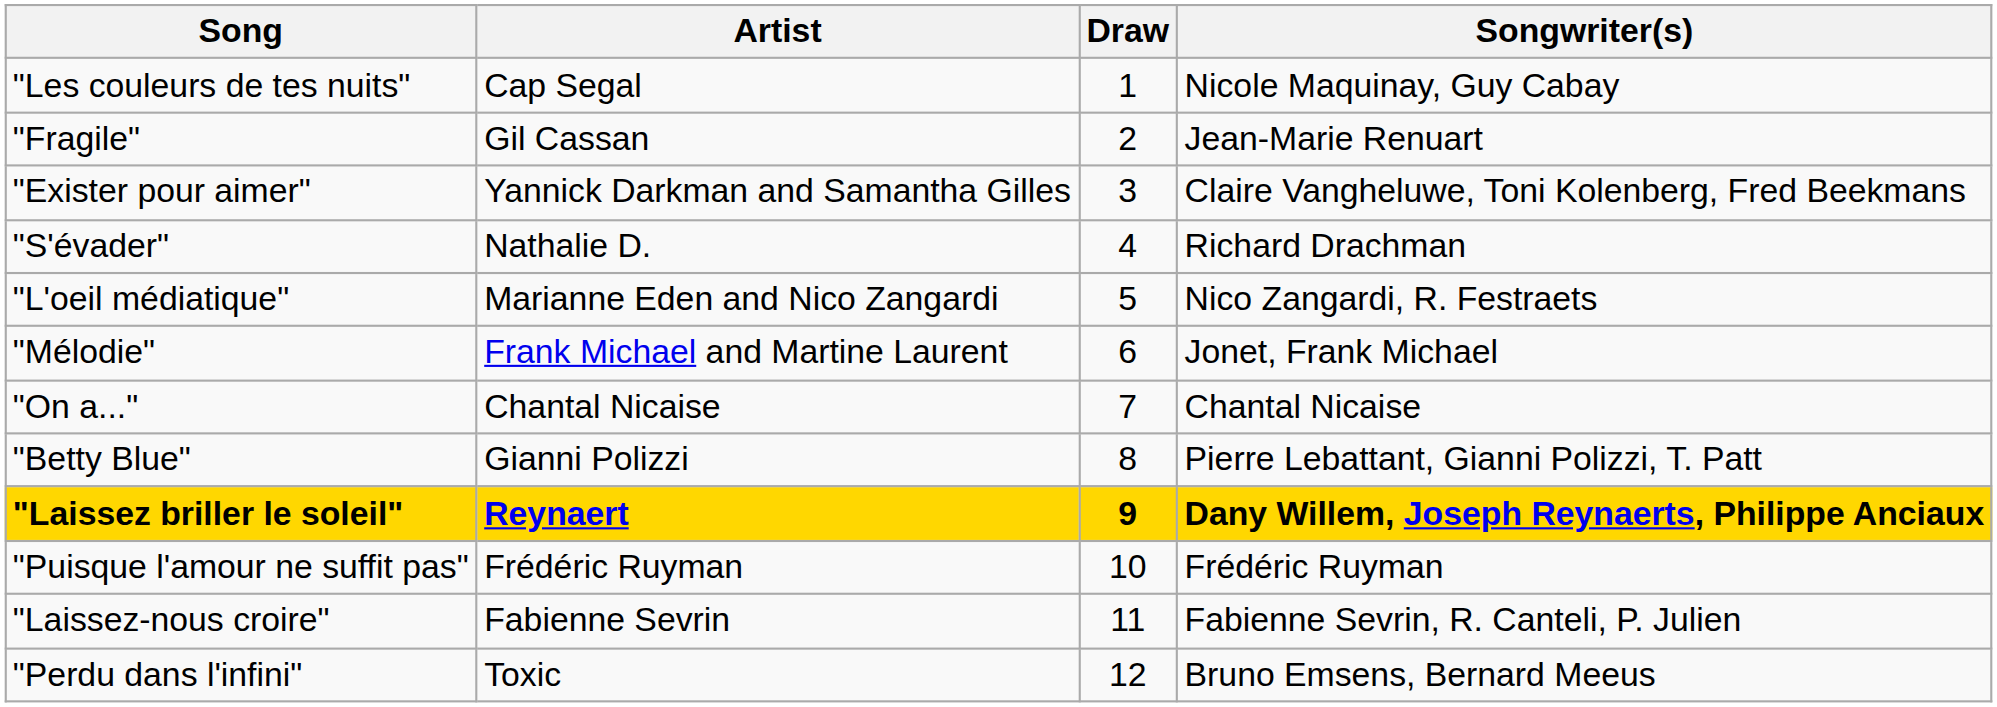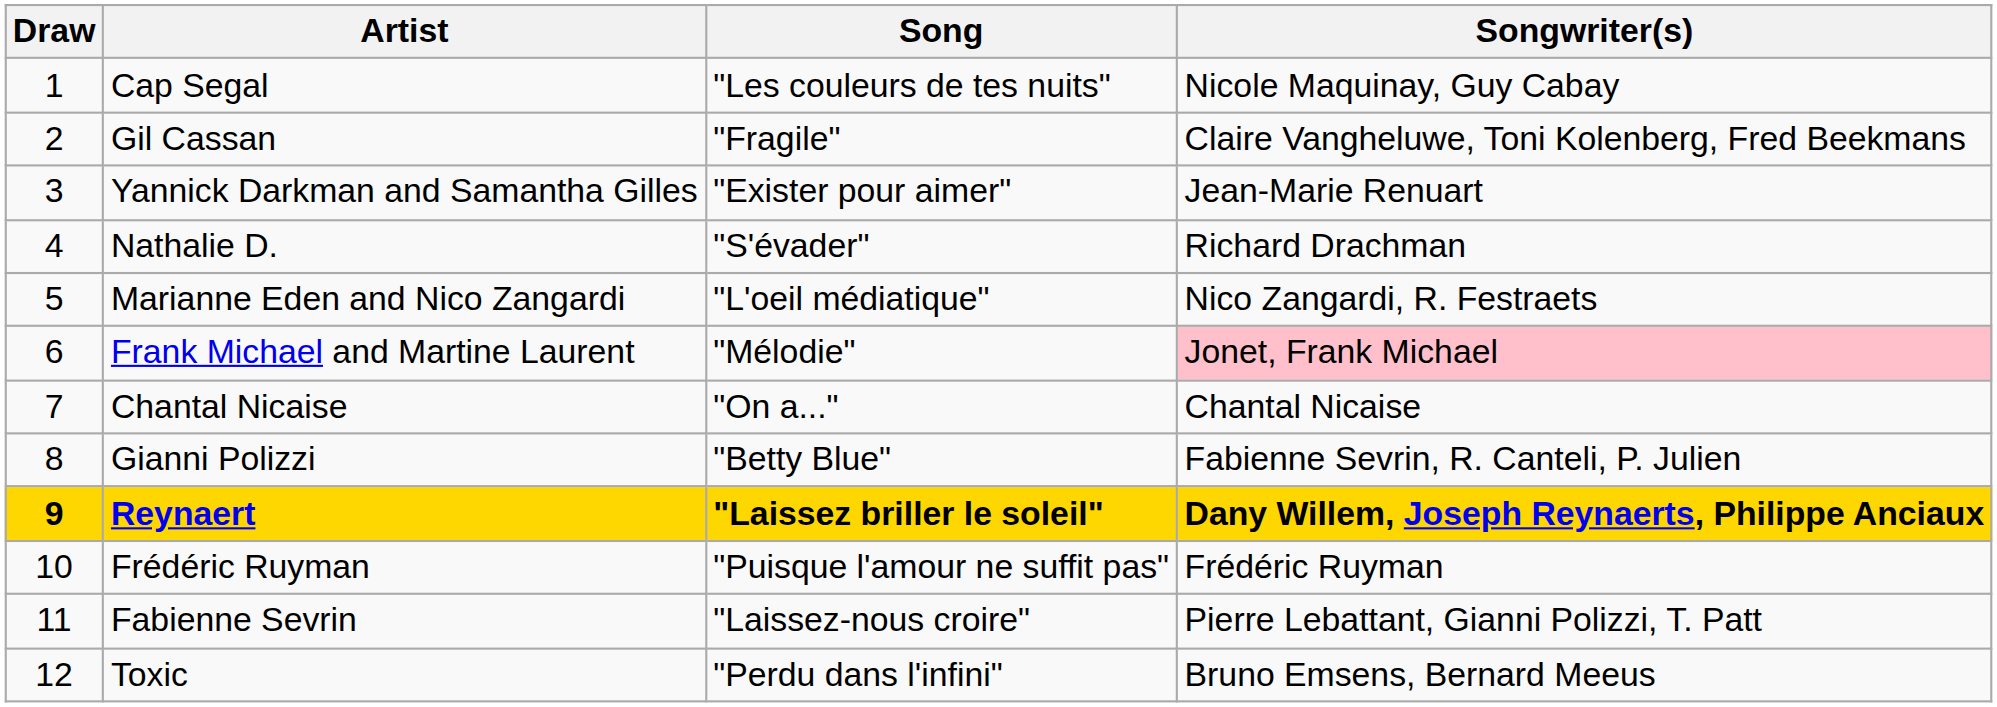columns swapped: (1128, 31) <-> (241, 31)
(1334, 138) Jean-Marie Renuart -> (1575, 138) Claire Vangheluwe, Toni Kolenberg, Fred Beekmans
(1575, 191) Claire Vangheluwe, Toni Kolenberg, Fred Beekmans -> (1334, 191) Jean-Marie Renuart
(1341, 352) no background -> (1341, 352) pink background
(1473, 459) Pierre Lebattant, Gianni Polizzi, T. Patt -> (1463, 459) Fabienne Sevrin, R. Canteli, P. Julien
(1463, 620) Fabienne Sevrin, R. Canteli, P. Julien -> (1473, 620) Pierre Lebattant, Gianni Polizzi, T. Patt
